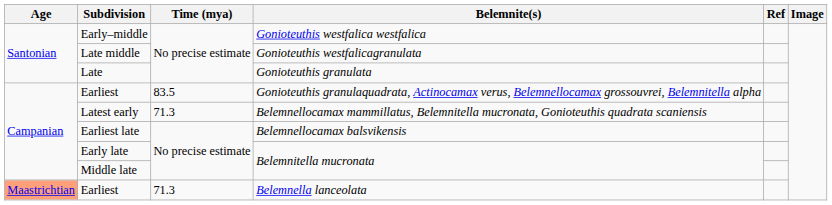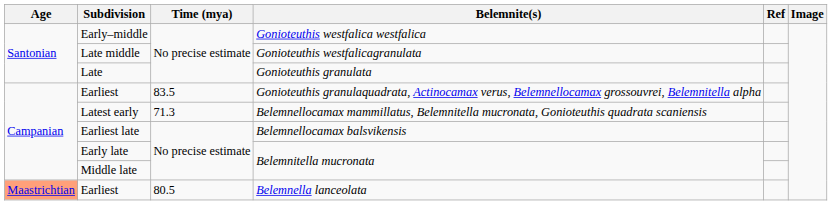(164, 190) 71.3 -> (164, 190) 80.5
